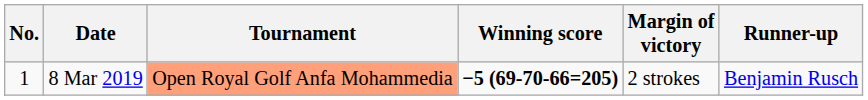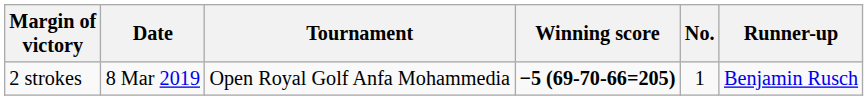columns swapped: (24, 33) <-> (671, 33)
(302, 78) lightsalmon background -> (360, 78) no background
